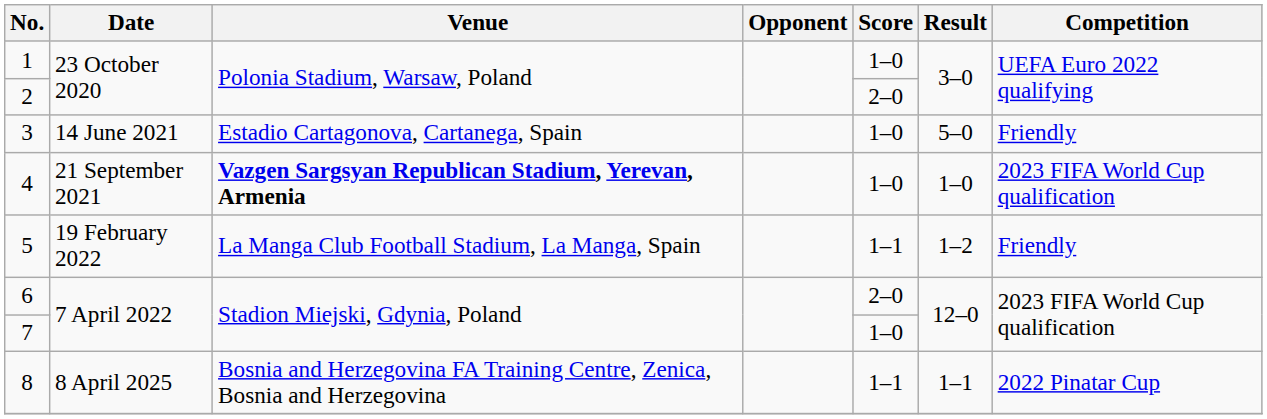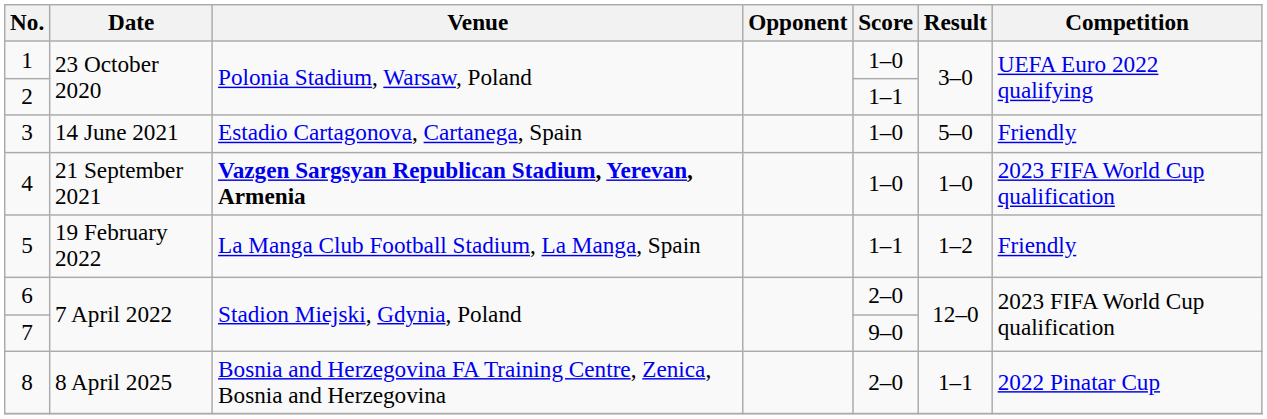(886, 96) 2–0 -> (886, 96) 1–1
(886, 332) 1–0 -> (886, 332) 9–0
(886, 382) 1–1 -> (886, 382) 2–0
